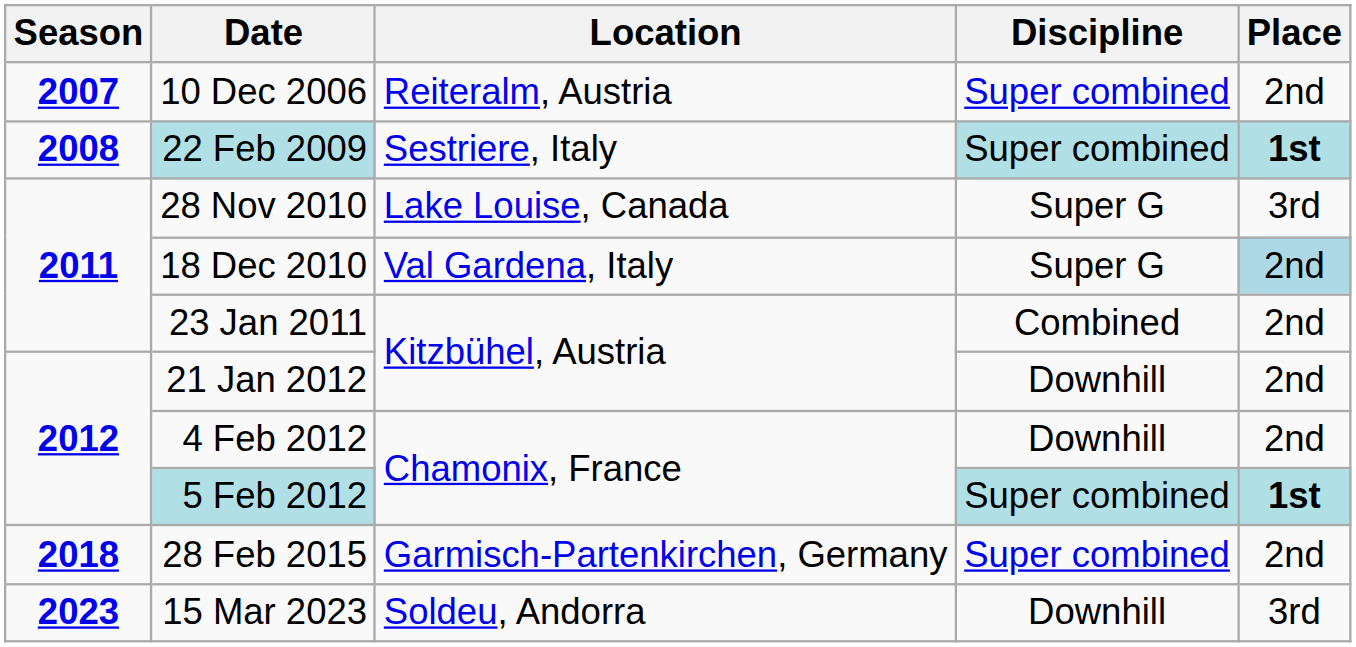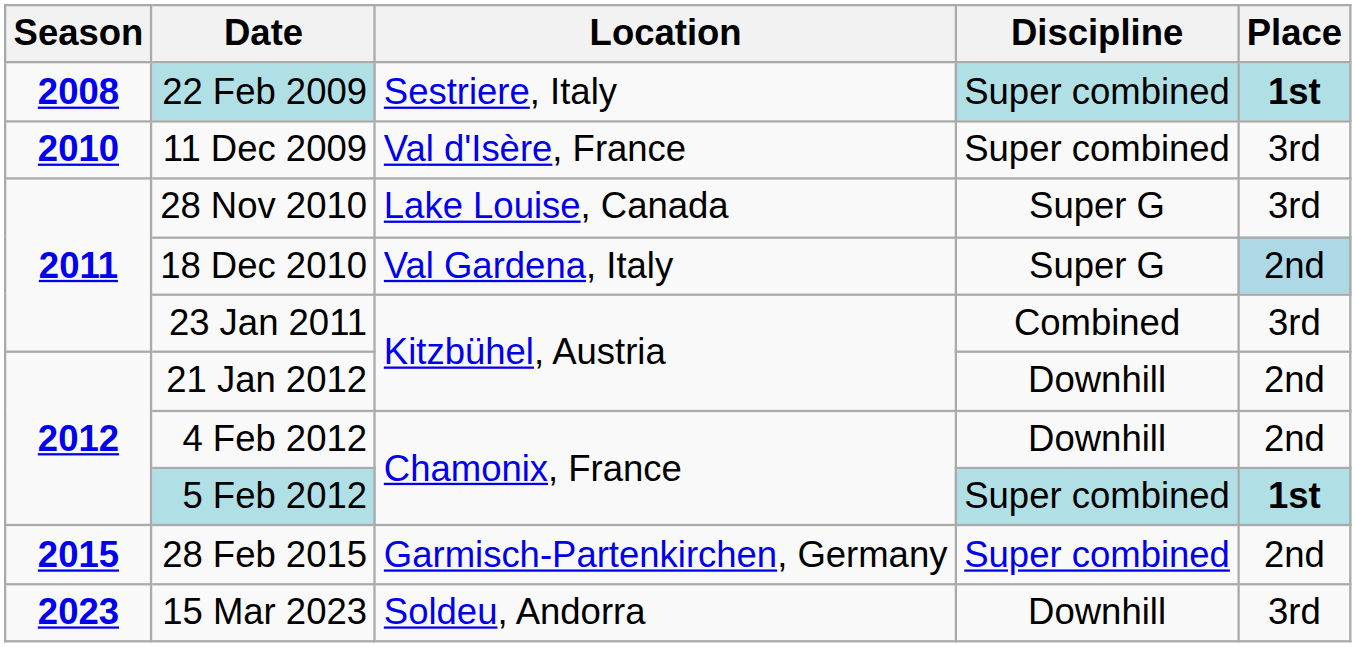- row: (264, 91)
+ row: (265, 149)
(1294, 322) 2nd -> (1294, 322) 3rd
(78, 554) 2018 -> (78, 554) 2015
